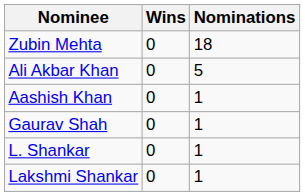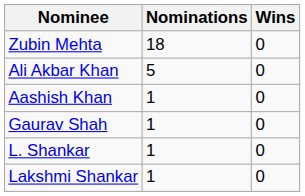columns swapped: (166, 17) <-> (245, 17)
